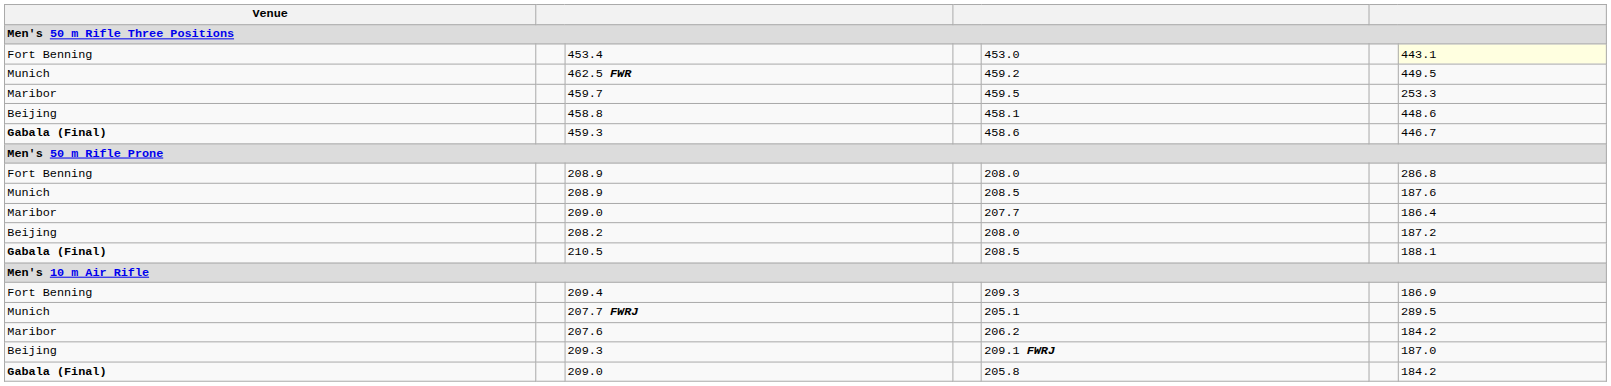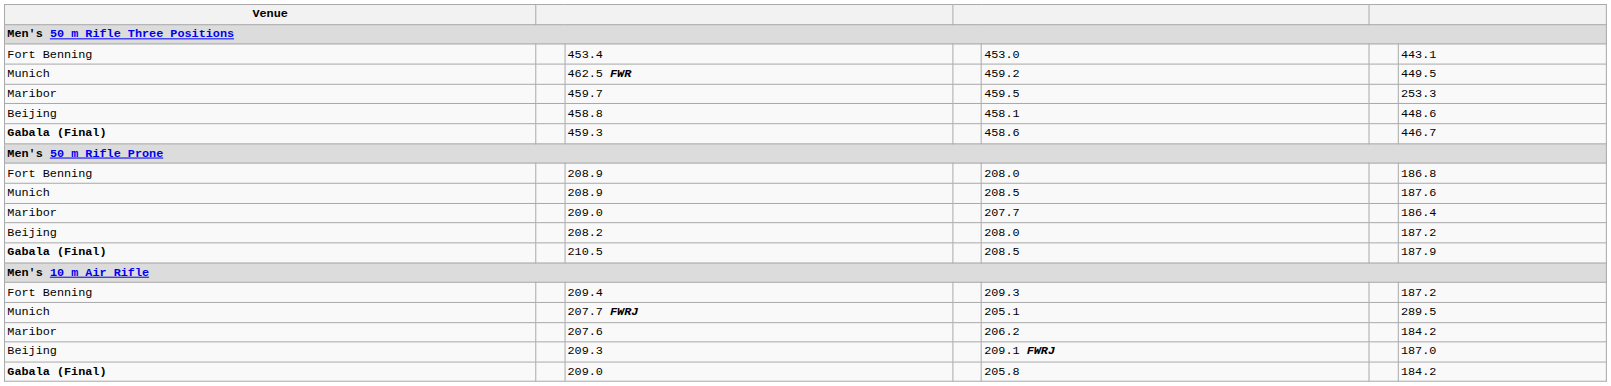(1419, 54) lightyellow background -> (1419, 54) no background
(1419, 173) 286.8 -> (1419, 173) 186.8
(1419, 252) 188.1 -> (1419, 252) 187.9
(1419, 292) 186.9 -> (1419, 292) 187.2
